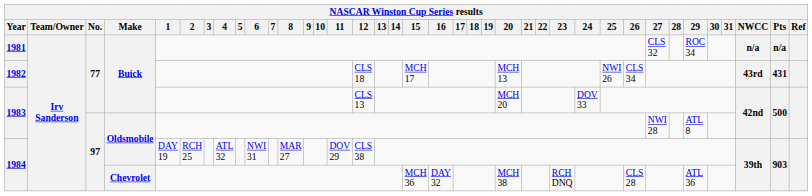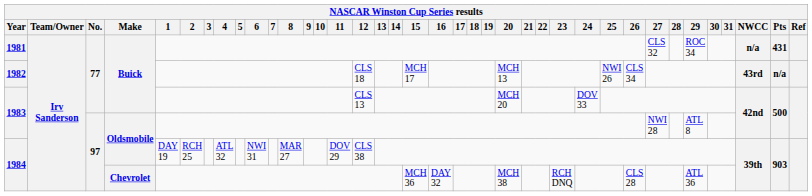(780, 47) n/a -> (780, 47) 431
(780, 73) 431 -> (780, 73) n/a
